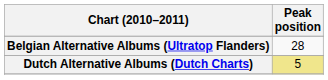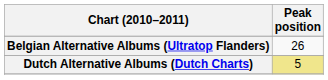(298, 45) 28 -> (298, 45) 26
